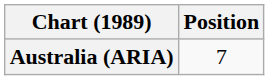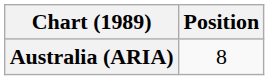(221, 56) 7 -> (221, 56) 8
